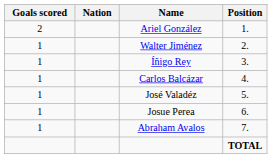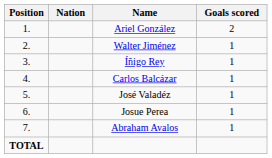columns swapped: (245, 12) <-> (40, 12)
